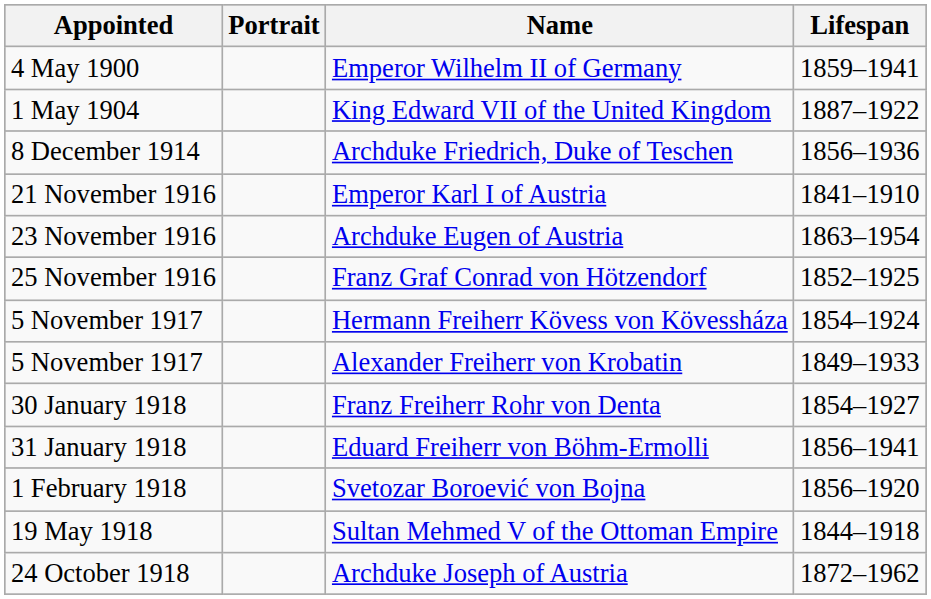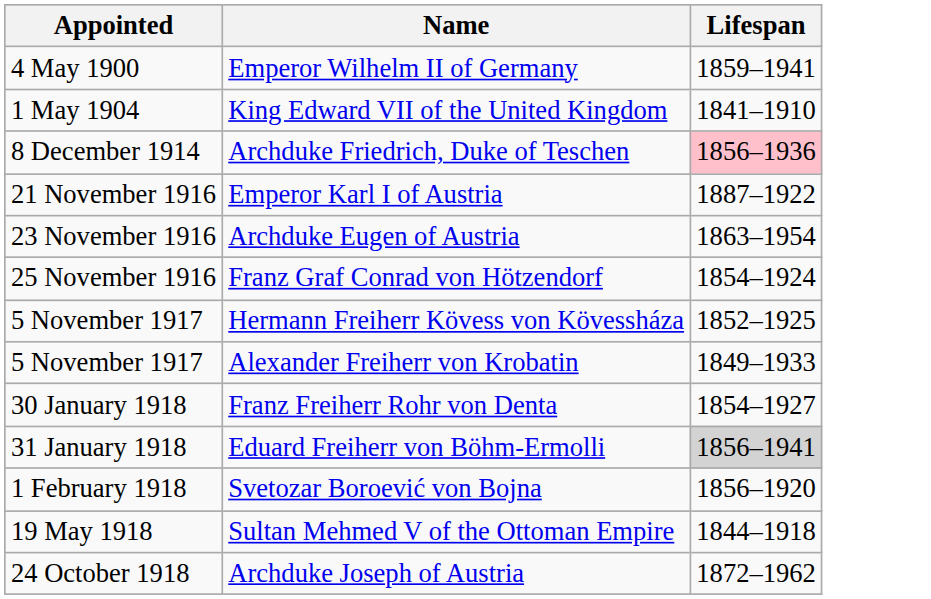- column: (274, 25)
(860, 109) 1887–1922 -> (756, 109) 1841–1910
(860, 151) no background -> (756, 151) pink background
(860, 194) 1841–1910 -> (756, 194) 1887–1922
(860, 278) 1852–1925 -> (756, 278) 1854–1924
(860, 320) 1854–1924 -> (756, 320) 1852–1925
(860, 446) no background -> (756, 446) lightgrey background
